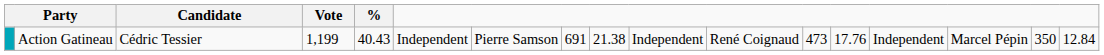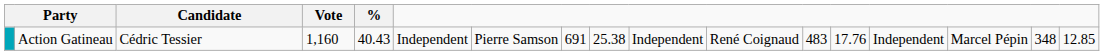(322, 38) 1,199 -> (322, 38) 1,160
(609, 38) 21.38 -> (609, 38) 25.38
(816, 38) 473 -> (816, 38) 483
(1045, 38) 350 -> (1045, 38) 348
(1079, 38) 12.84 -> (1079, 38) 12.85
